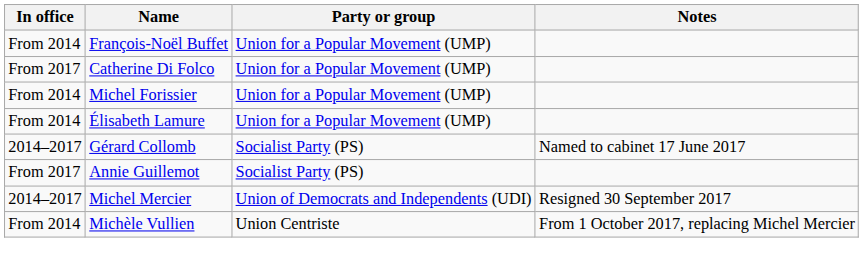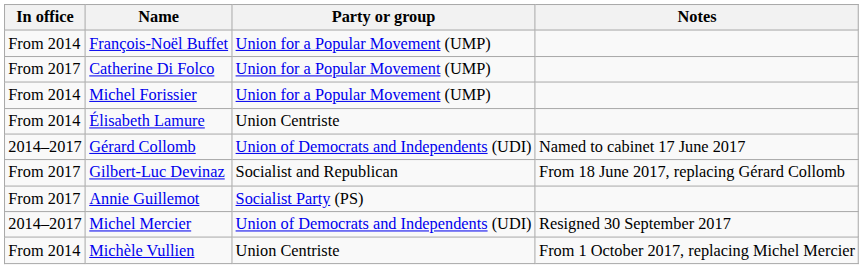(363, 120) Union for a Popular Movement (UMP) -> (288, 120) Union Centriste
(300, 146) Socialist Party (PS) -> (384, 146) Union of Democrats and Independents (UDI)
+ row: (157, 172)
